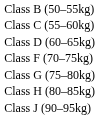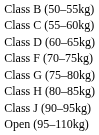+ row: (47, 124)
